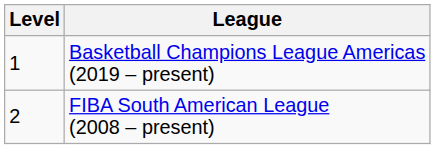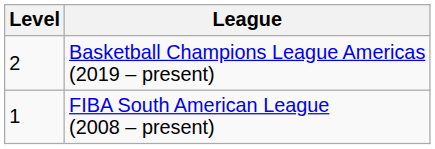(15, 62) 1 -> (15, 62) 2
(15, 116) 2 -> (15, 116) 1
